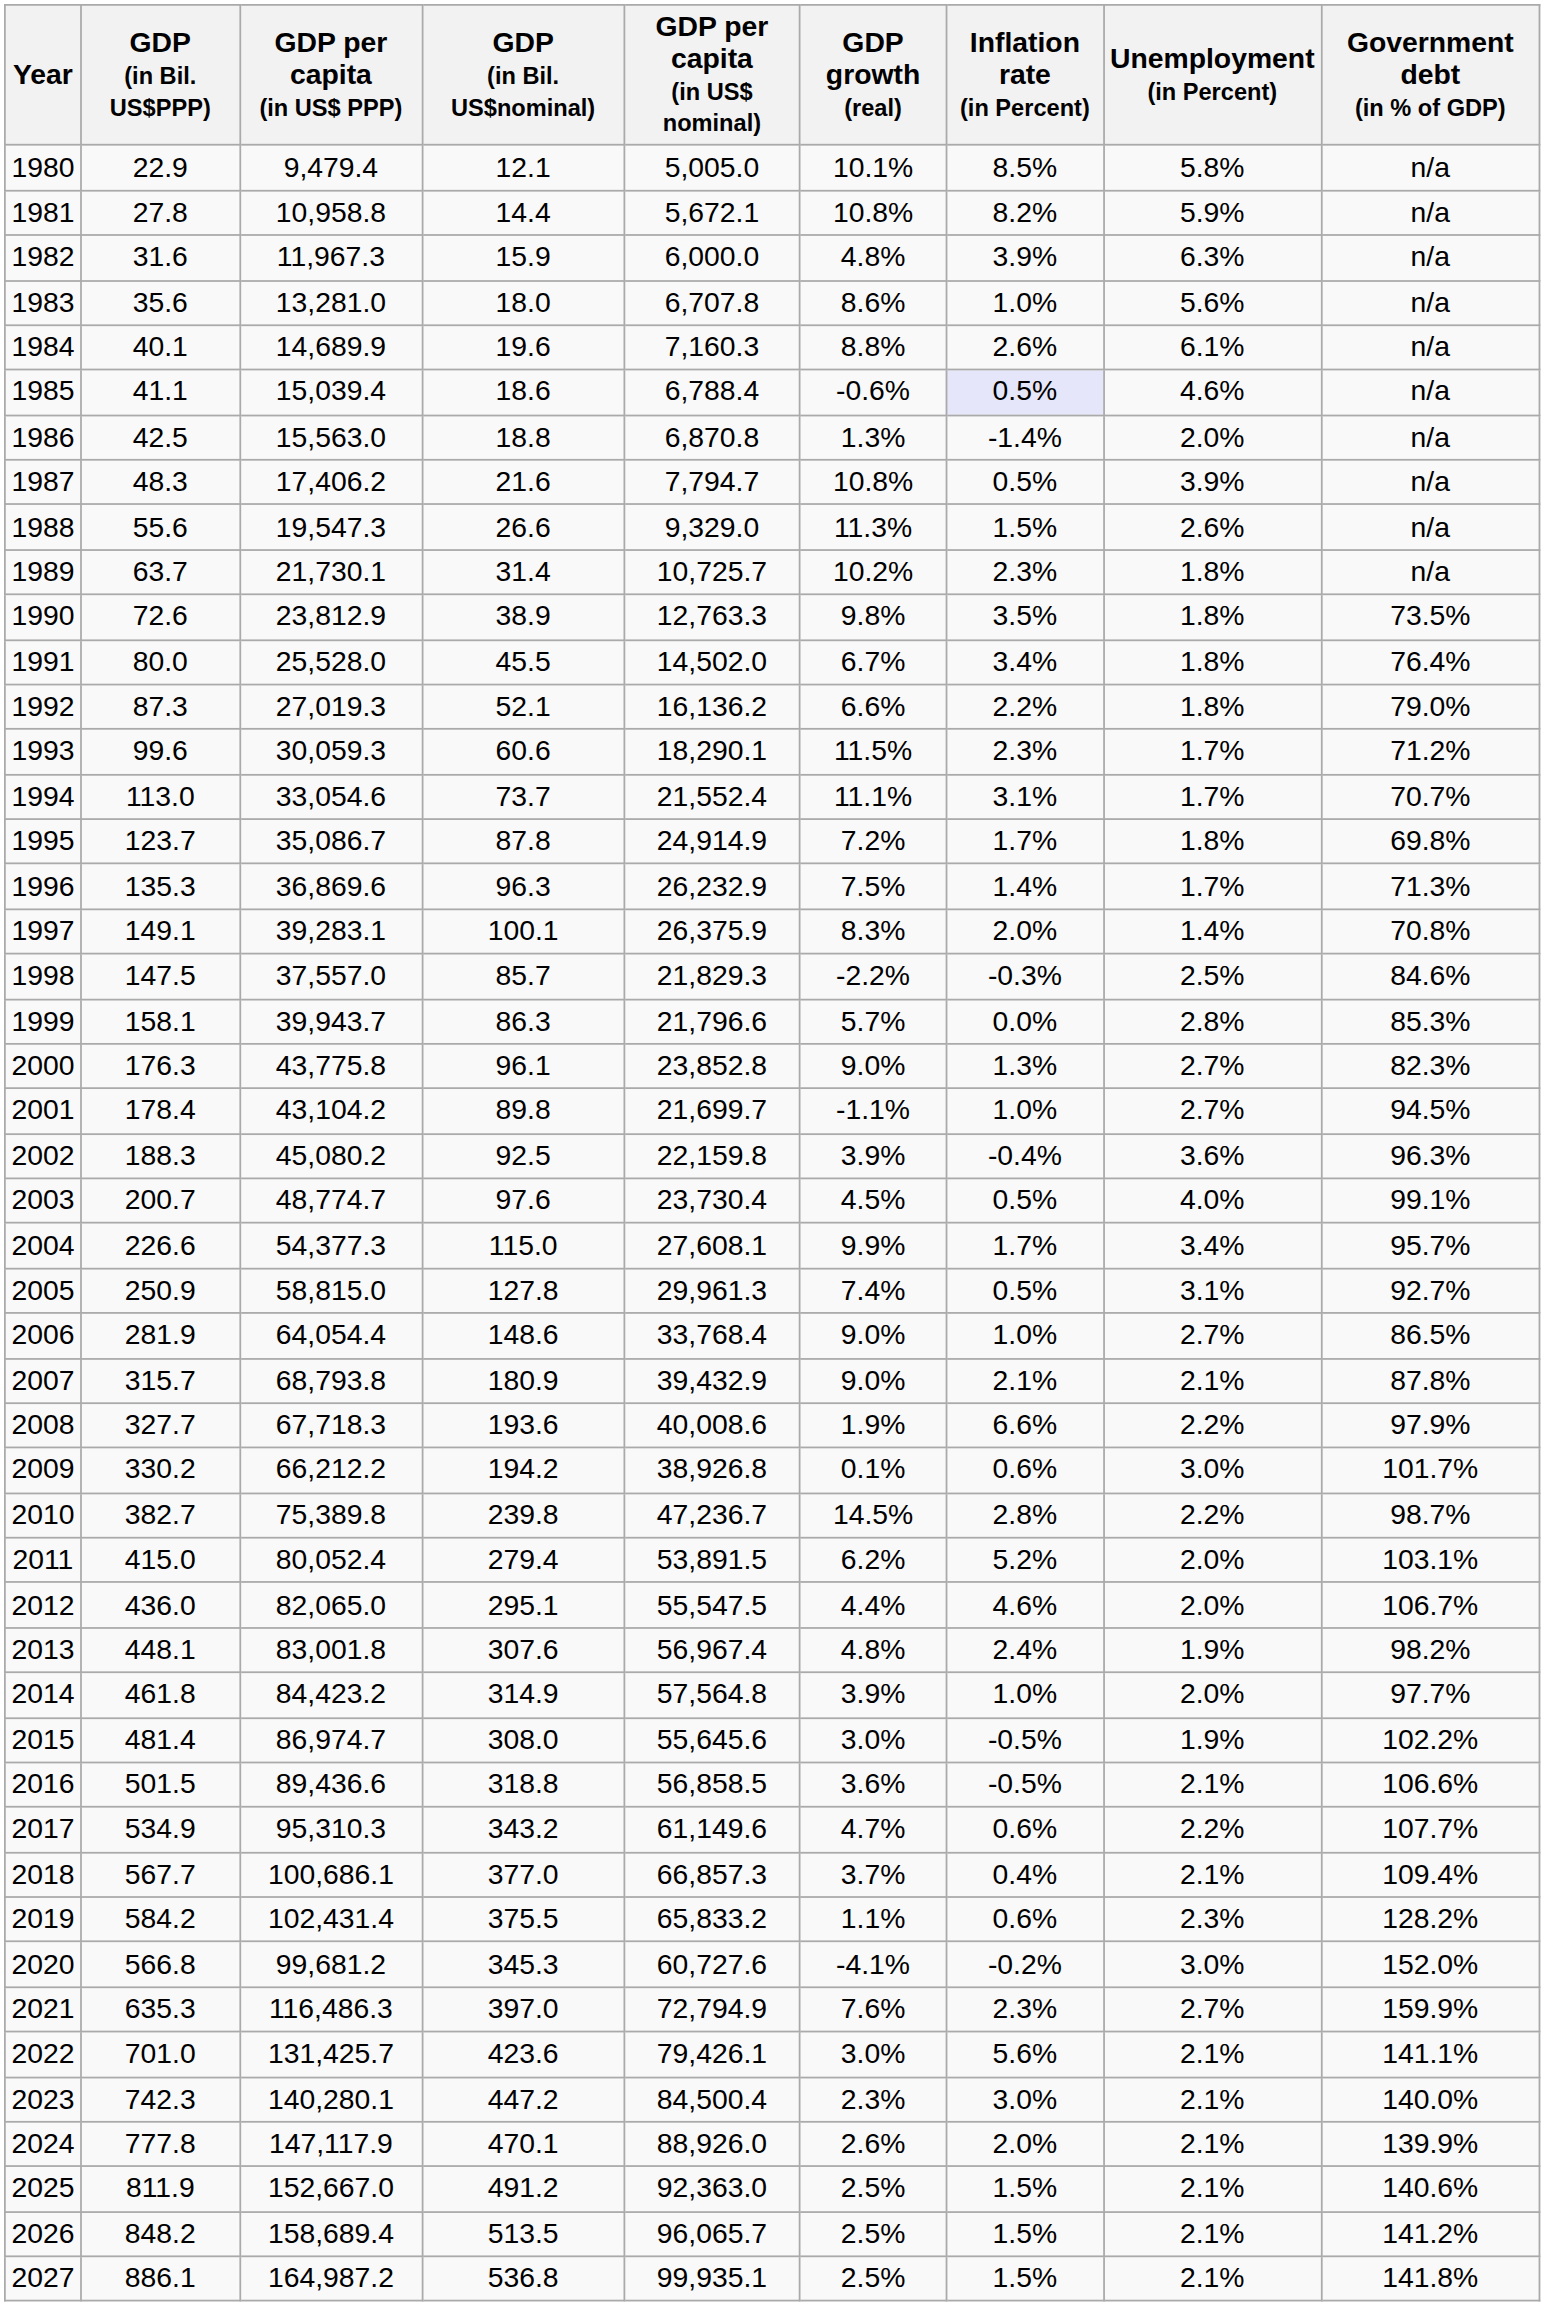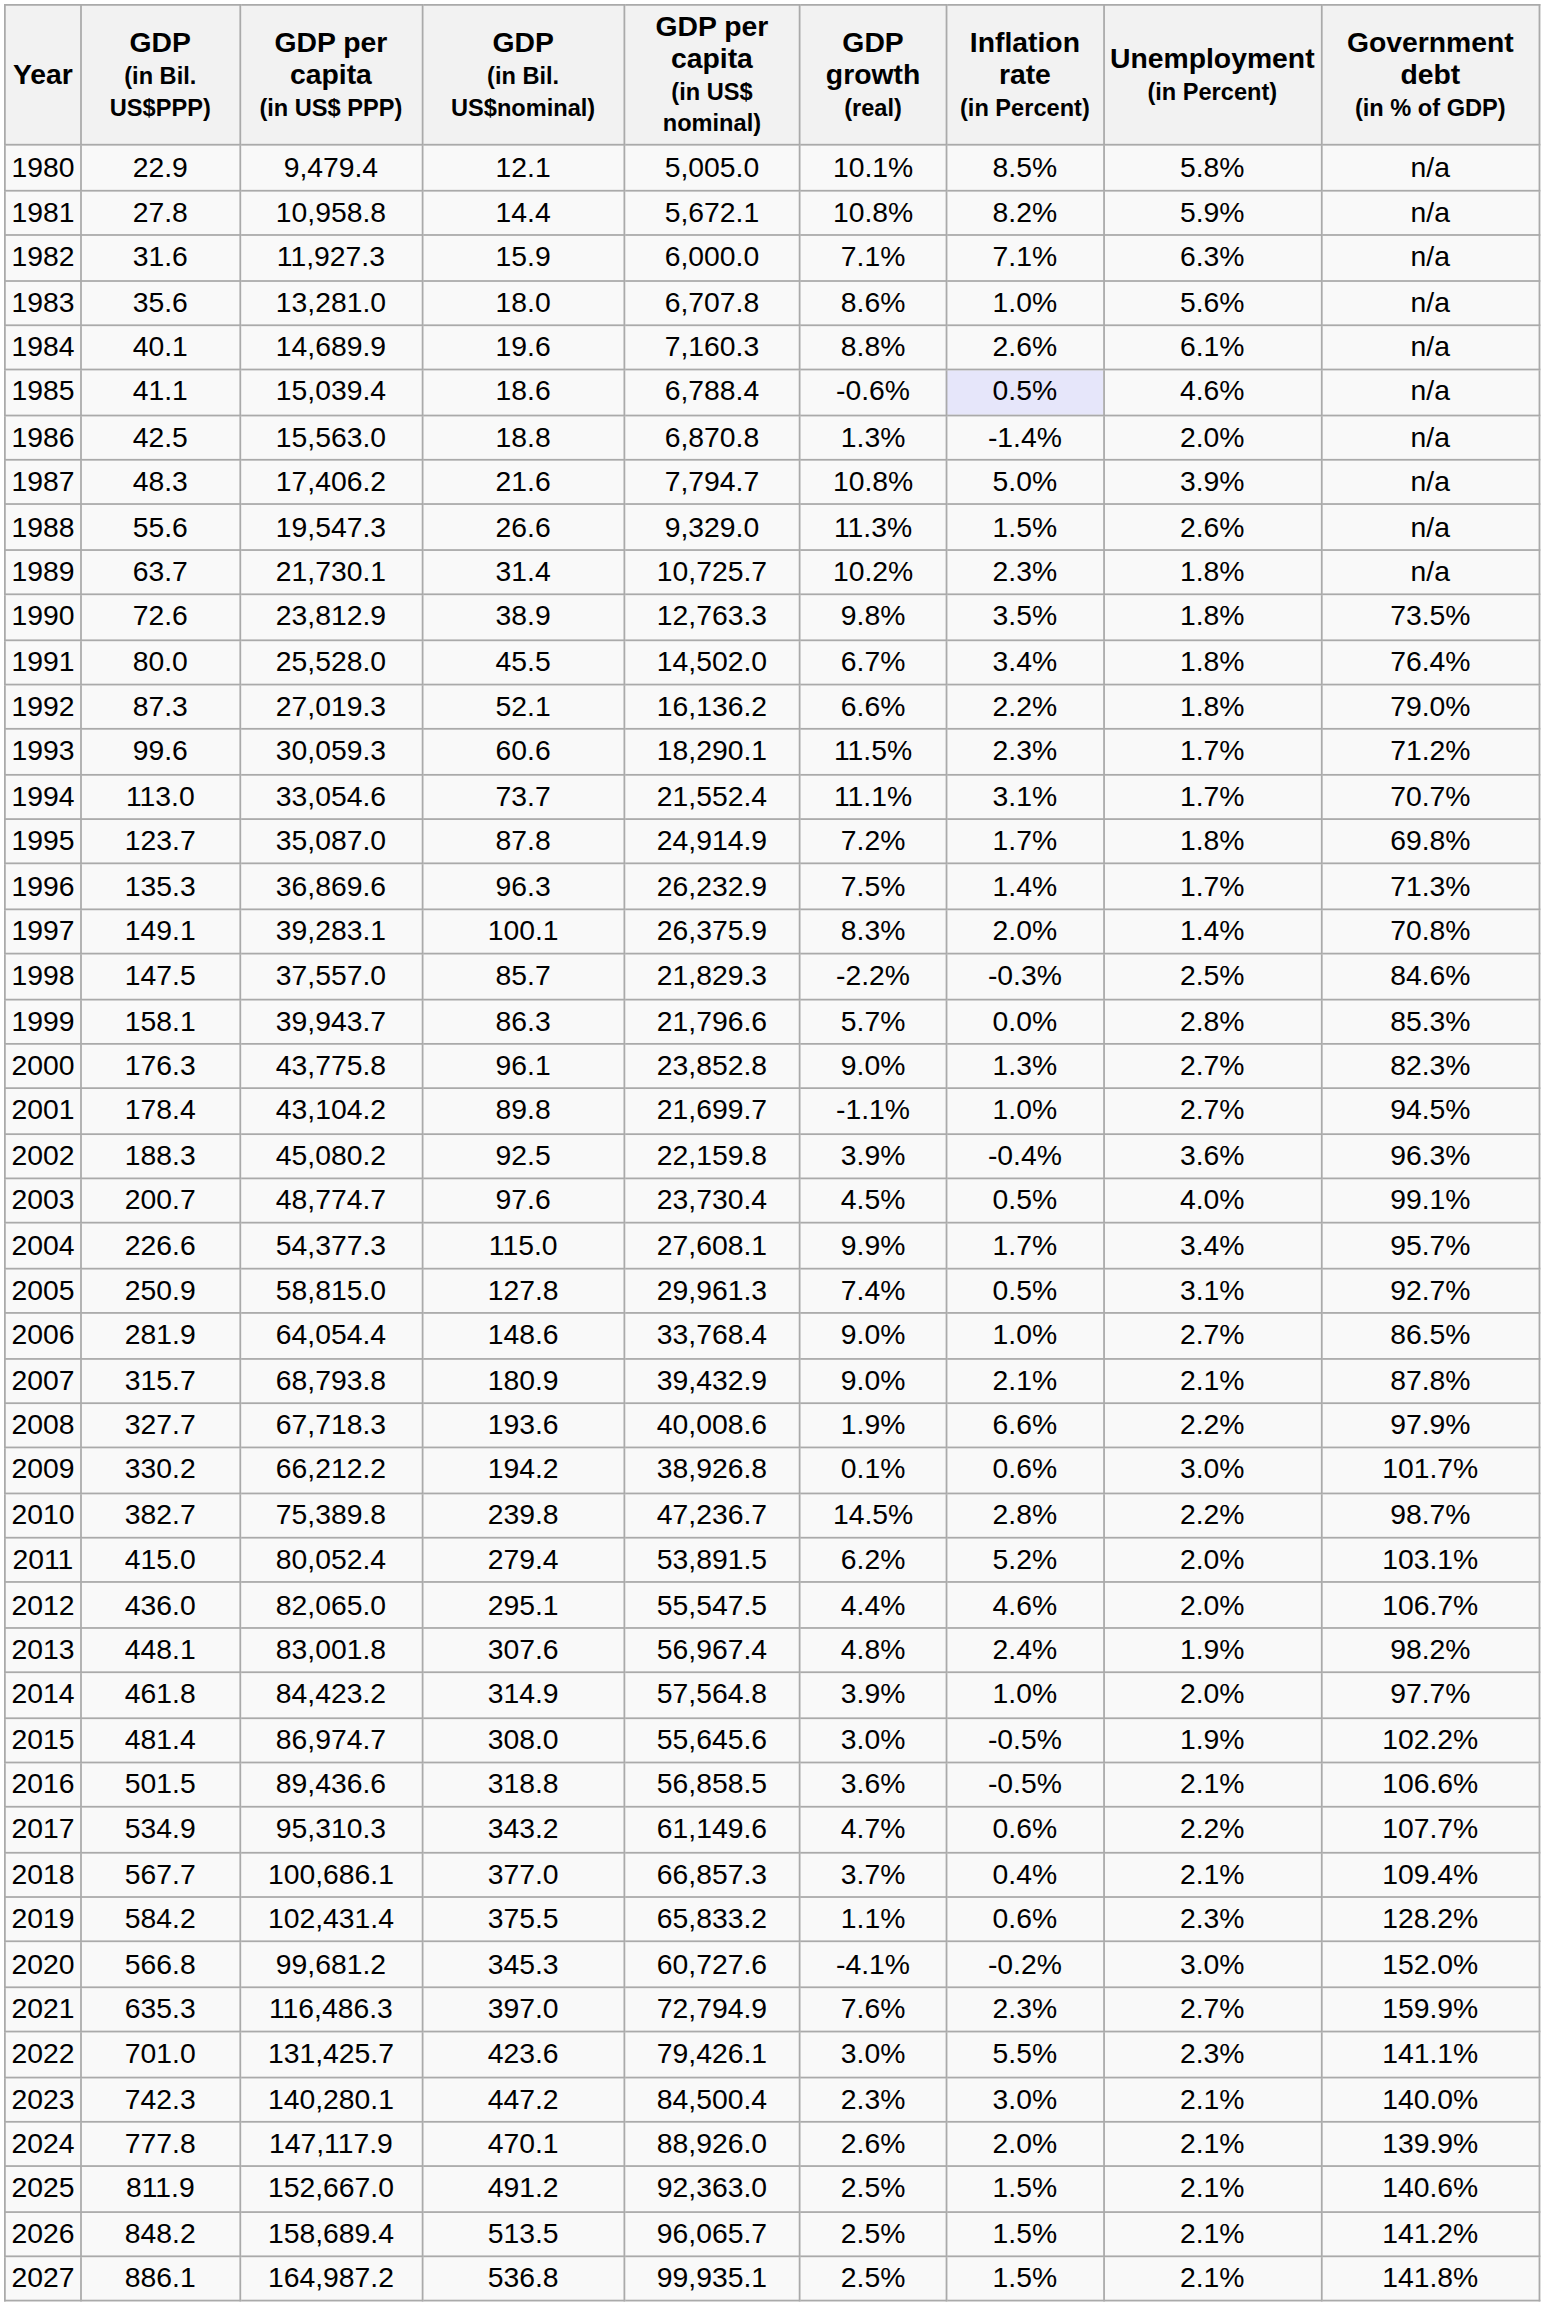(331, 257) 11,967.3 -> (331, 257) 11,927.3
(873, 257) 4.8% -> (873, 257) 7.1%
(1025, 257) 3.9% -> (1025, 257) 7.1%
(1025, 481) 0.5% -> (1025, 481) 5.0%
(331, 841) 35,086.7 -> (331, 841) 35,087.0
(1025, 2053) 5.6% -> (1025, 2053) 5.5%
(1212, 2053) 2.1% -> (1212, 2053) 2.3%
